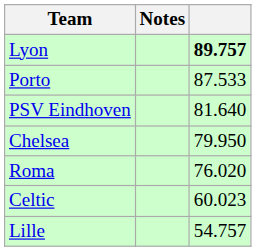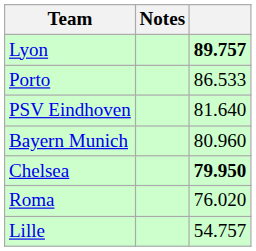(220, 80) 87.533 -> (220, 80) 86.533
+ row: (68, 140)
(220, 140) normal -> (220, 170) bold
- row: (32, 200)
